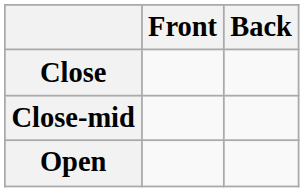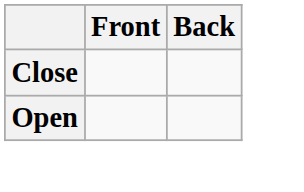- row: (73, 117)
